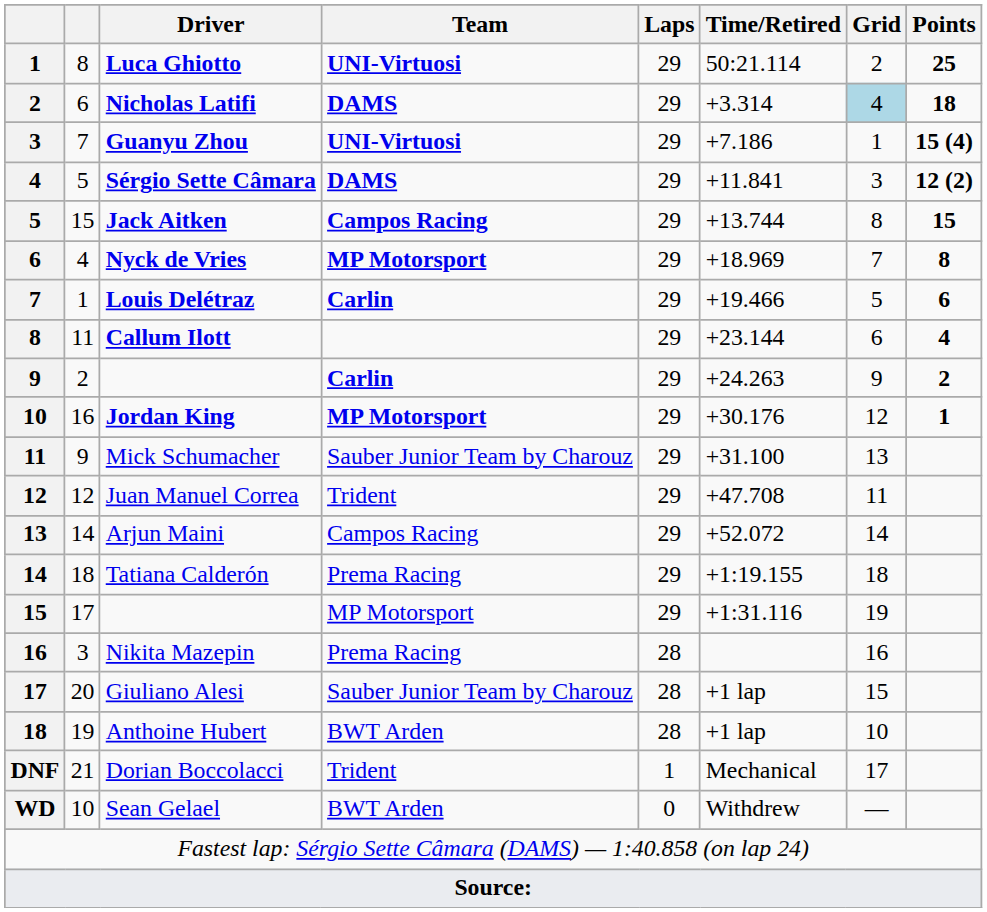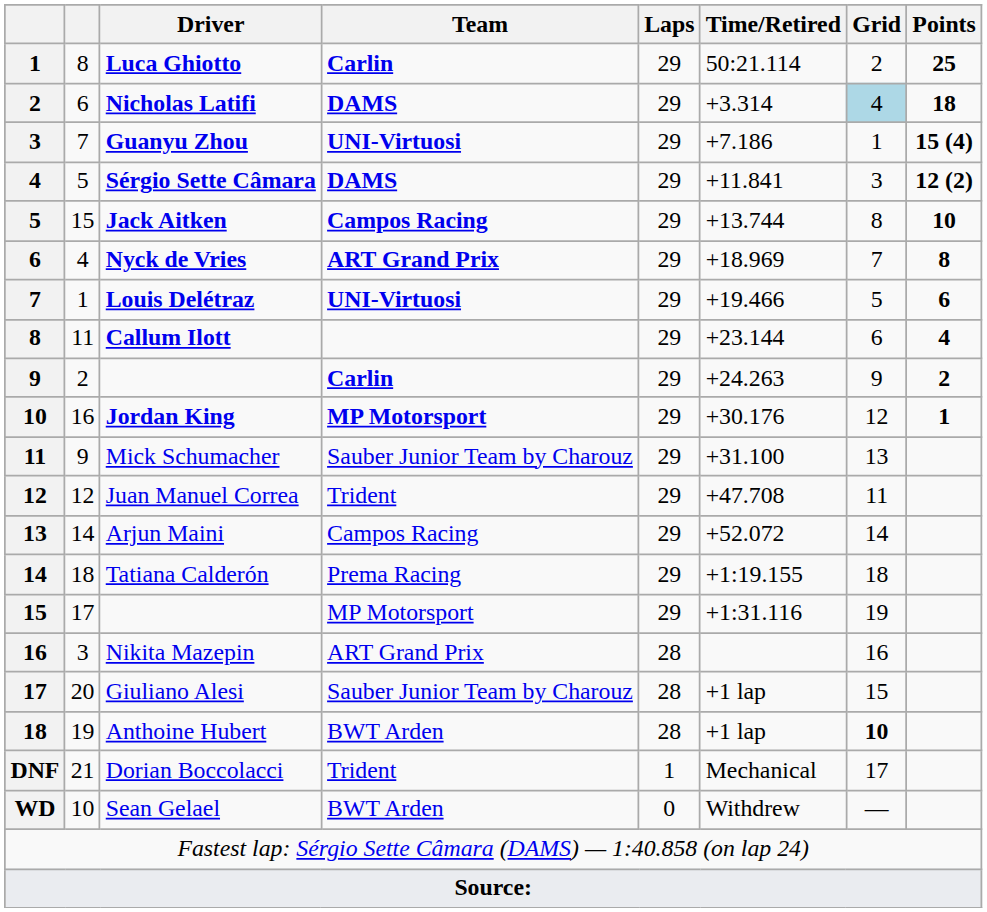(394, 62) UNI-Virtuosi -> (360, 62) Carlin
(944, 220) 15 -> (944, 220) 10
(407, 259) MP Motorsport -> (413, 259) ART Grand Prix
(360, 298) Carlin -> (394, 298) UNI-Virtuosi
(394, 651) Prema Racing -> (405, 651) ART Grand Prix
(877, 730) normal -> (877, 730) bold
